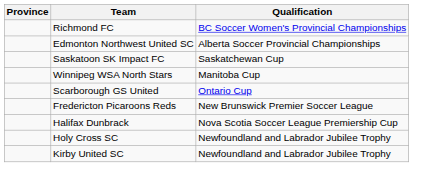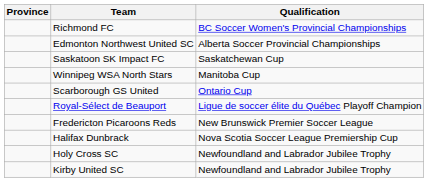+ row: (110, 106)
